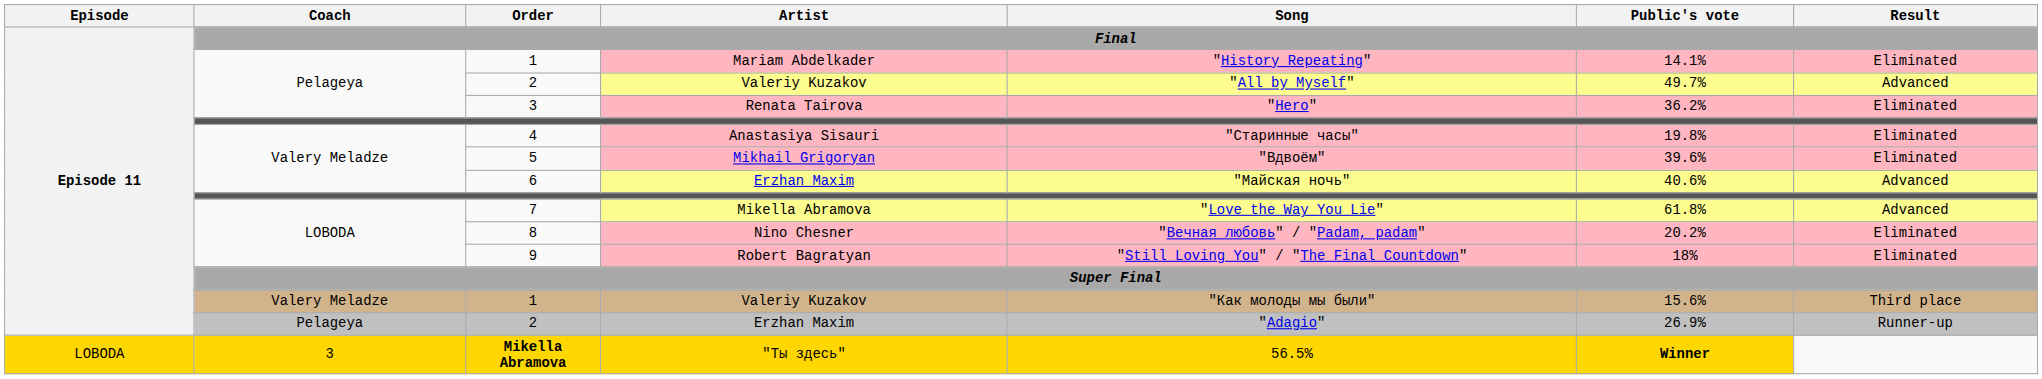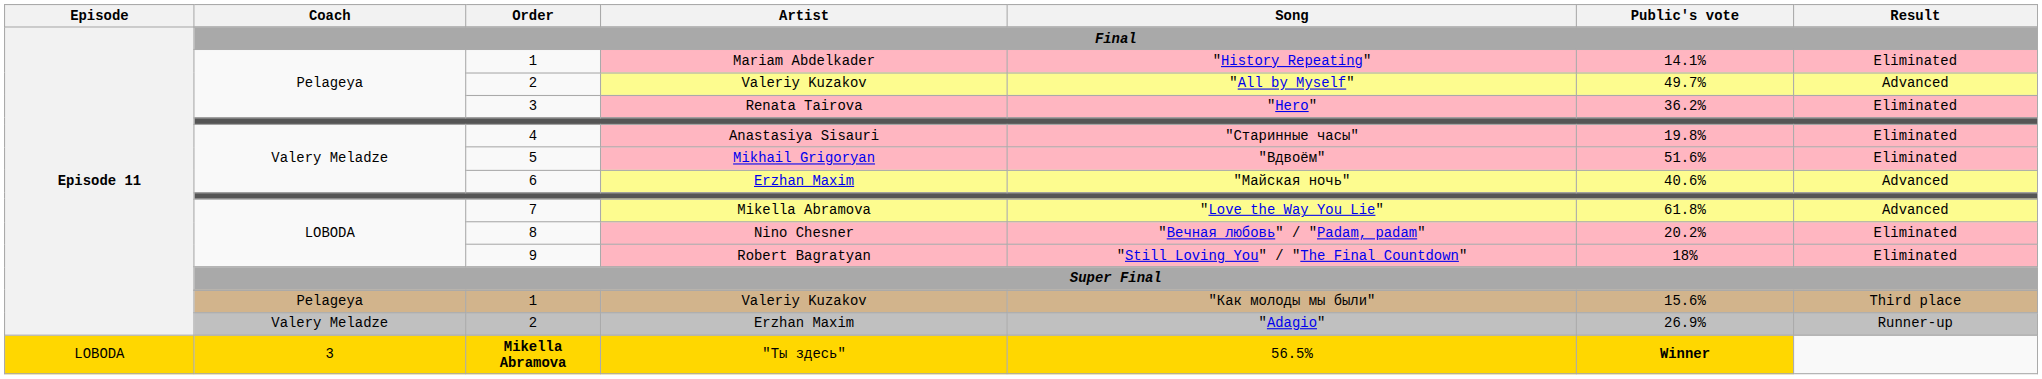(1685, 159) 39.6% -> (1685, 159) 51.6%
(330, 301) Valery Meladze -> (330, 301) Pelageya
(330, 324) Pelageya -> (330, 324) Valery Meladze
